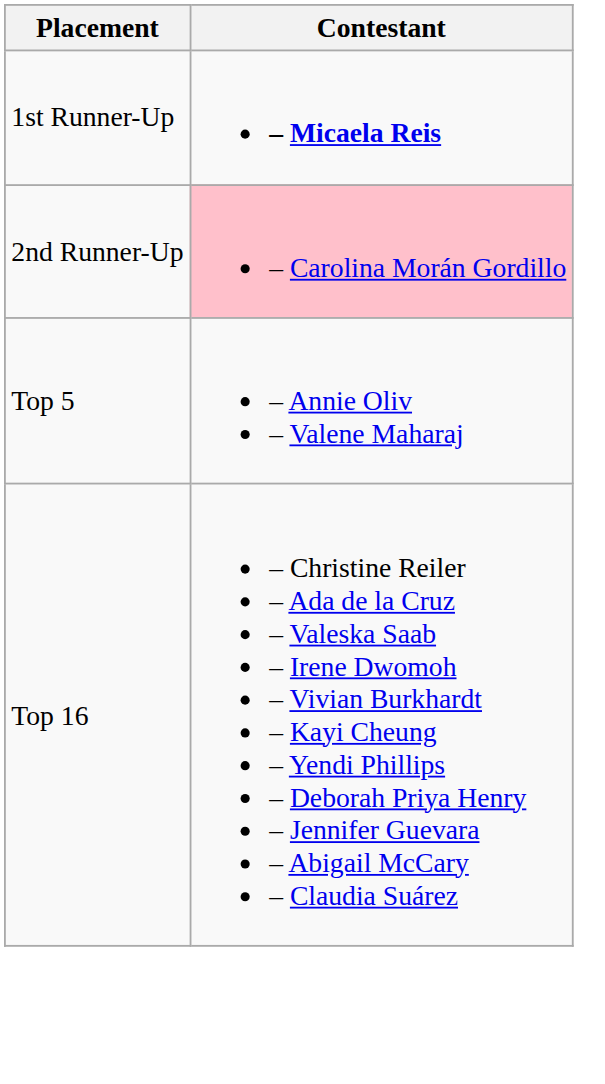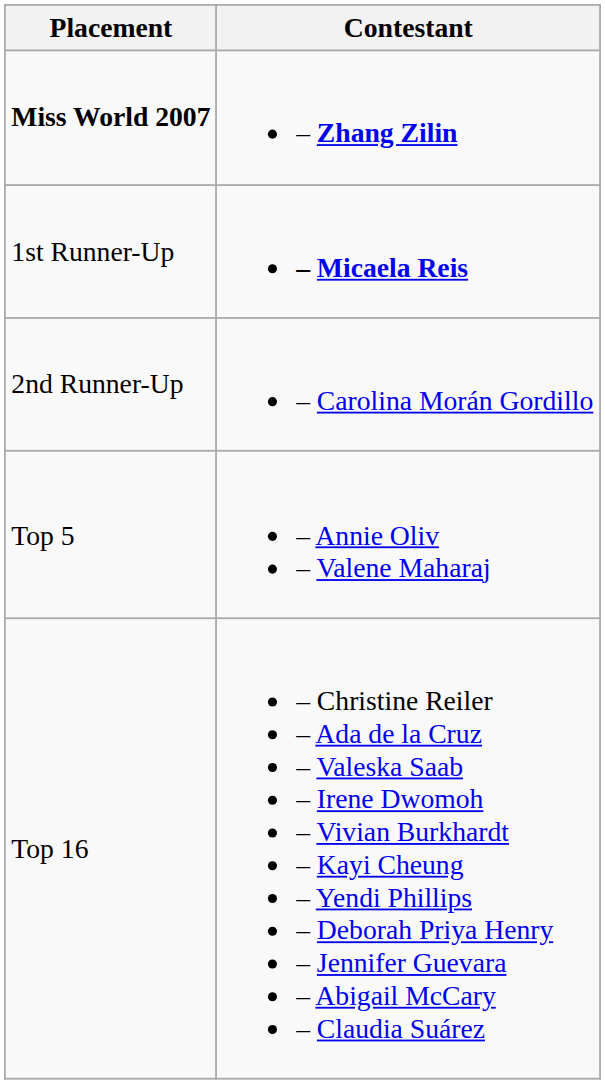+ row: (111, 117)
(381, 268) pink background -> (408, 401) no background
